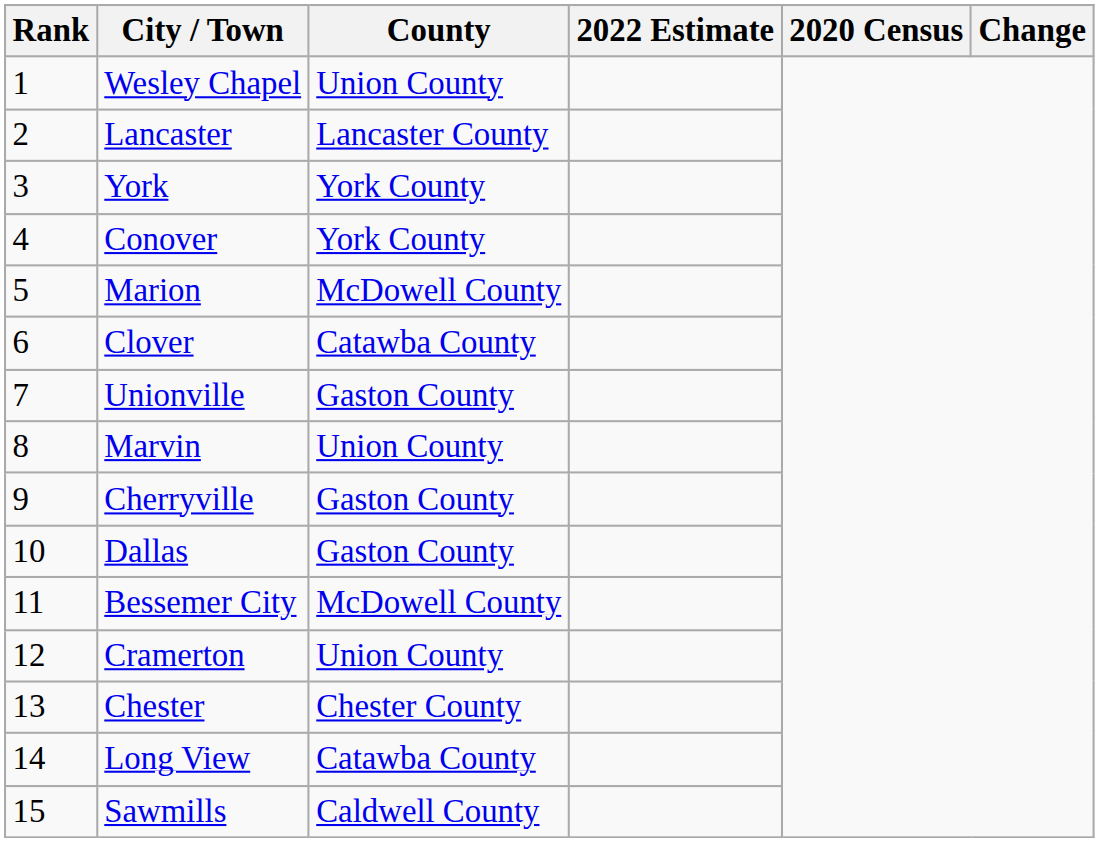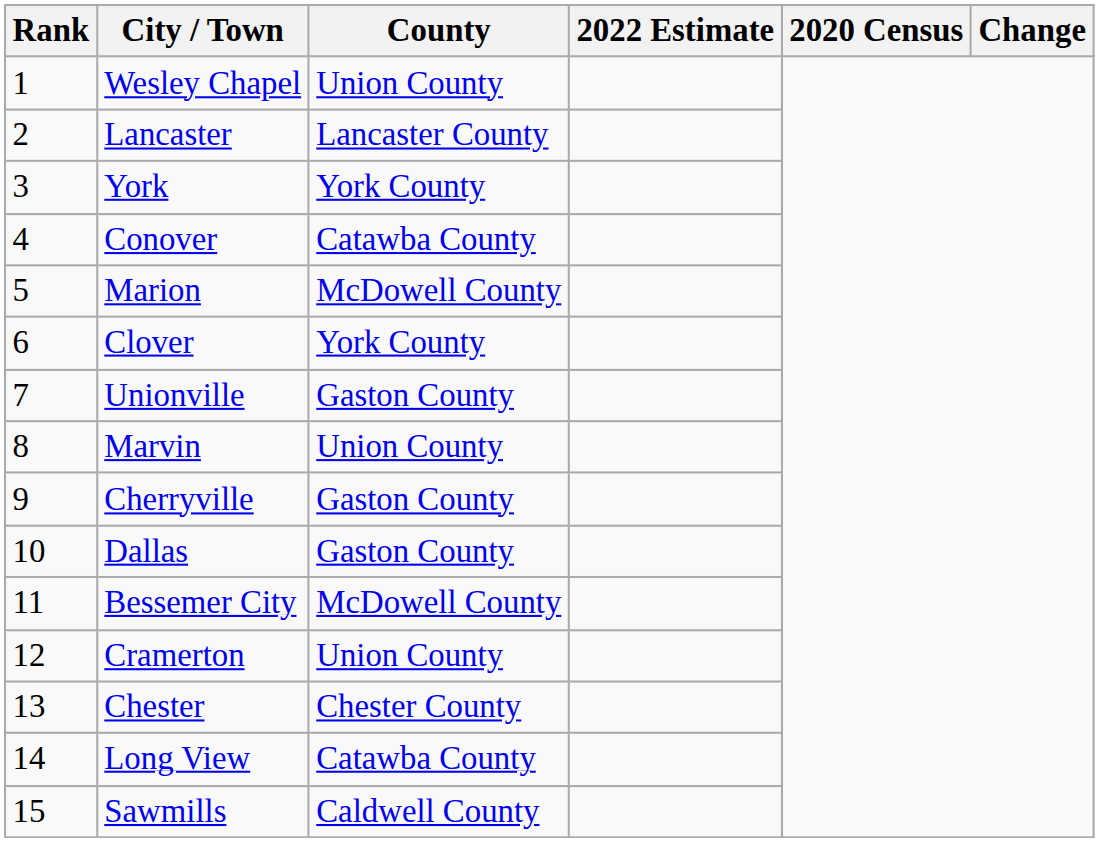(401, 238) York County -> (426, 238) Catawba County
(426, 342) Catawba County -> (401, 342) York County
